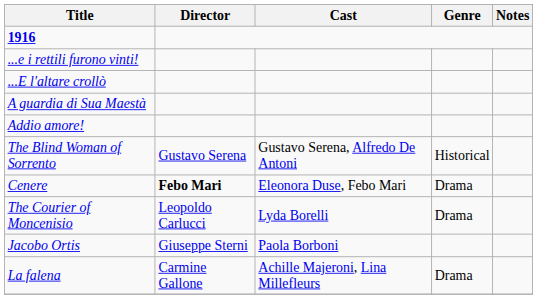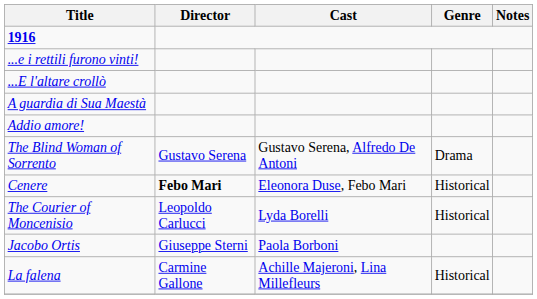(462, 155) Historical -> (454, 155) Drama
(454, 185) Drama -> (462, 185) Historical
(454, 215) Drama -> (462, 215) Historical
(454, 275) Drama -> (462, 275) Historical
